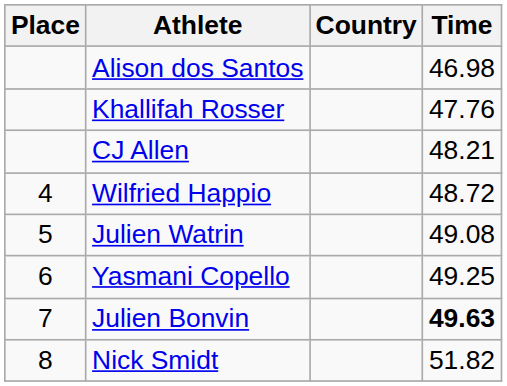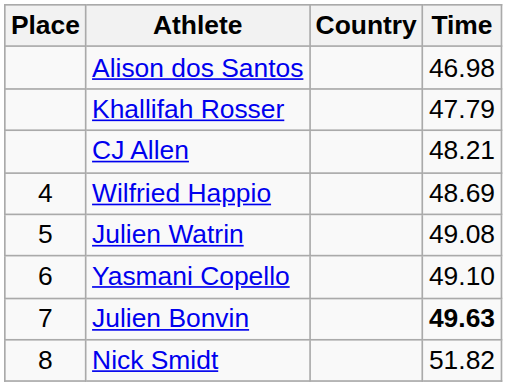(462, 109) 47.76 -> (462, 109) 47.79
(462, 192) 48.72 -> (462, 192) 48.69
(462, 276) 49.25 -> (462, 276) 49.10
